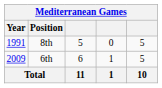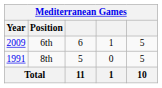rows swapped: (46, 44) <-> (46, 59)
